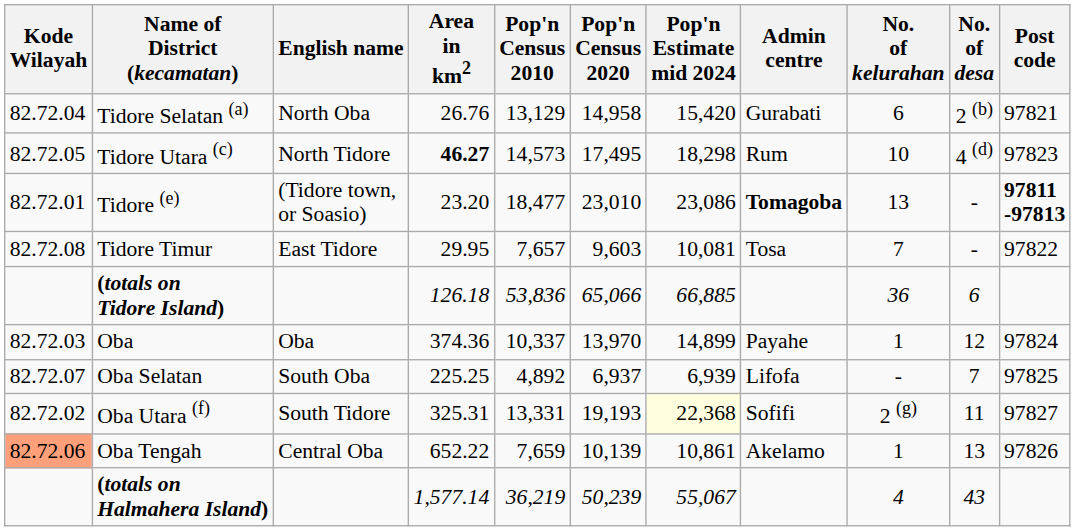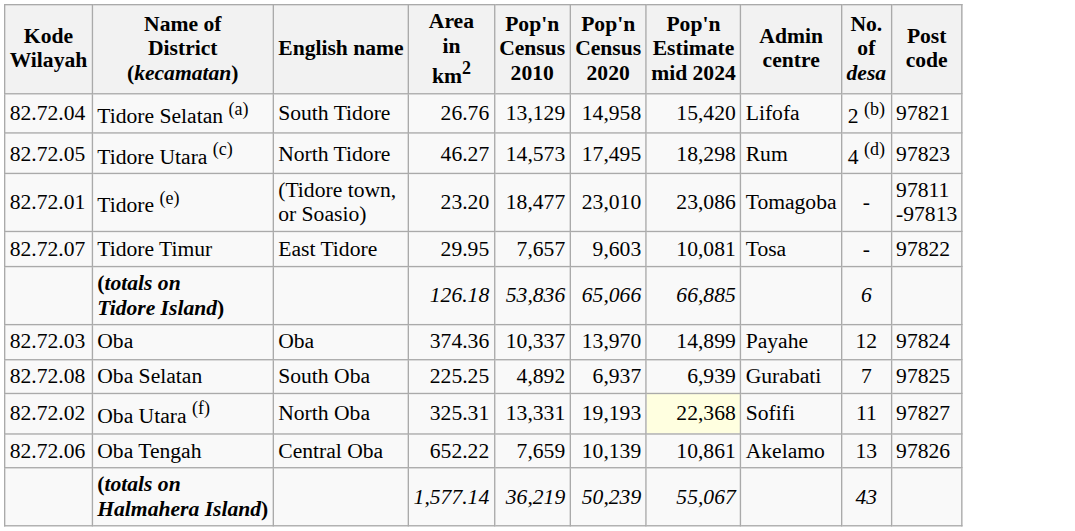- column: (898, 48)
(324, 113) North Oba -> (334, 113) South Tidore
(783, 113) Gurabati -> (773, 113) Lifofa
(465, 153) bold -> (465, 153) normal
(794, 202) bold -> (791, 202) normal
(1035, 202) bold -> (927, 202) normal
(47, 249) 82.72.08 -> (47, 249) 82.72.07
(47, 376) 82.72.07 -> (47, 376) 82.72.08
(773, 376) Lifofa -> (783, 376) Gurabati
(334, 413) South Tidore -> (324, 413) North Oba
(47, 450) lightsalmon background -> (47, 450) no background
